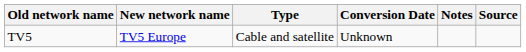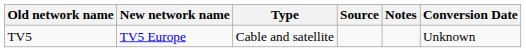columns swapped: (387, 15) <-> (498, 15)
